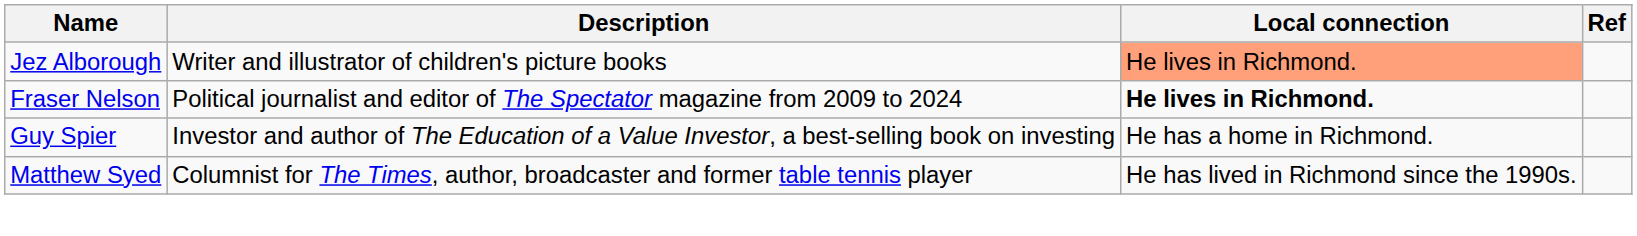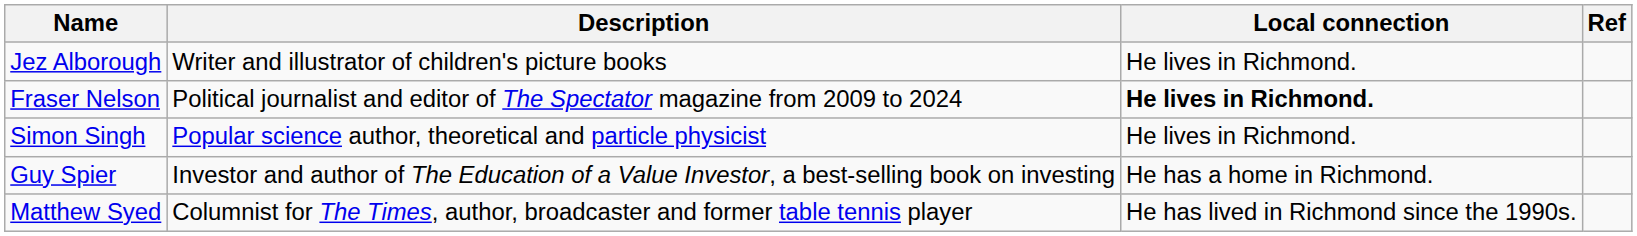(1241, 61) lightsalmon background -> (1241, 61) no background
+ row: (78, 136)
